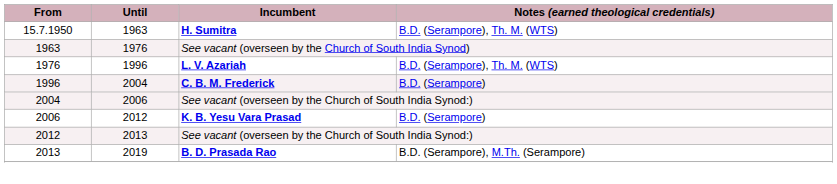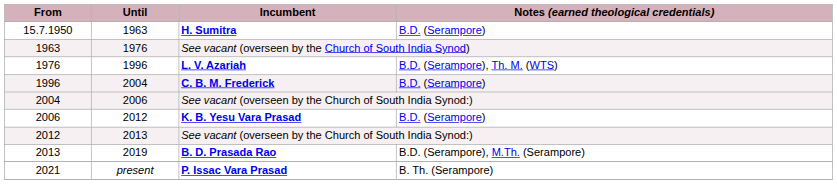(478, 30) B.D. (Serampore), Th. M. (WTS) -> (442, 30) B.D. (Serampore)
+ row: (48, 170)
